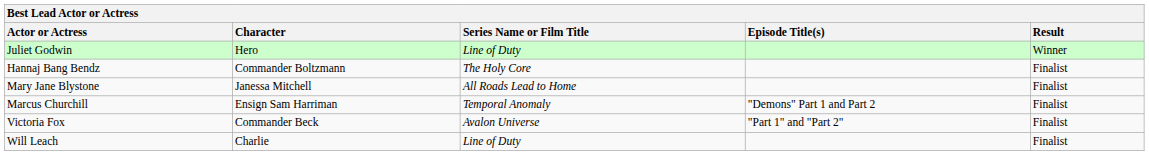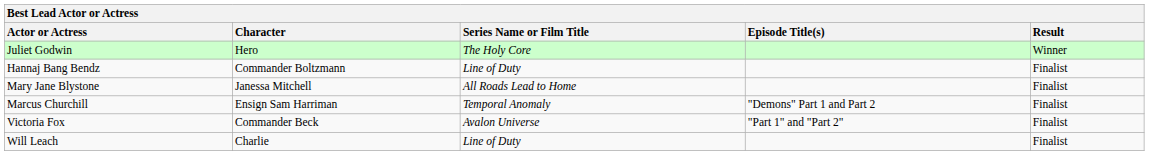(492, 50) Line of Duty -> (497, 50) The Holy Core
(497, 68) The Holy Core -> (492, 68) Line of Duty
